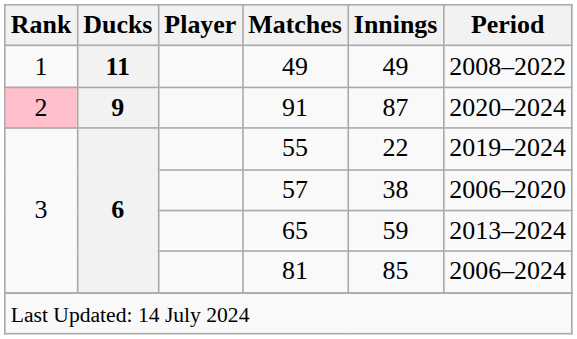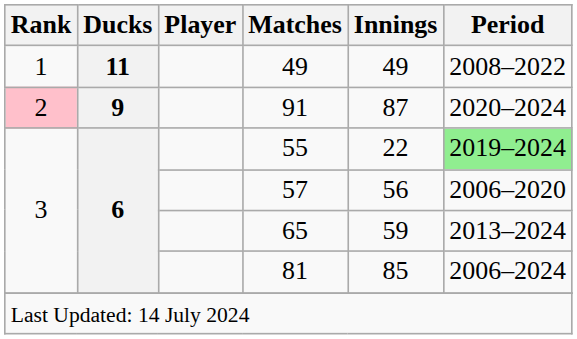(508, 148) no background -> (508, 148) lightgreen background
(396, 189) 38 -> (396, 189) 56
